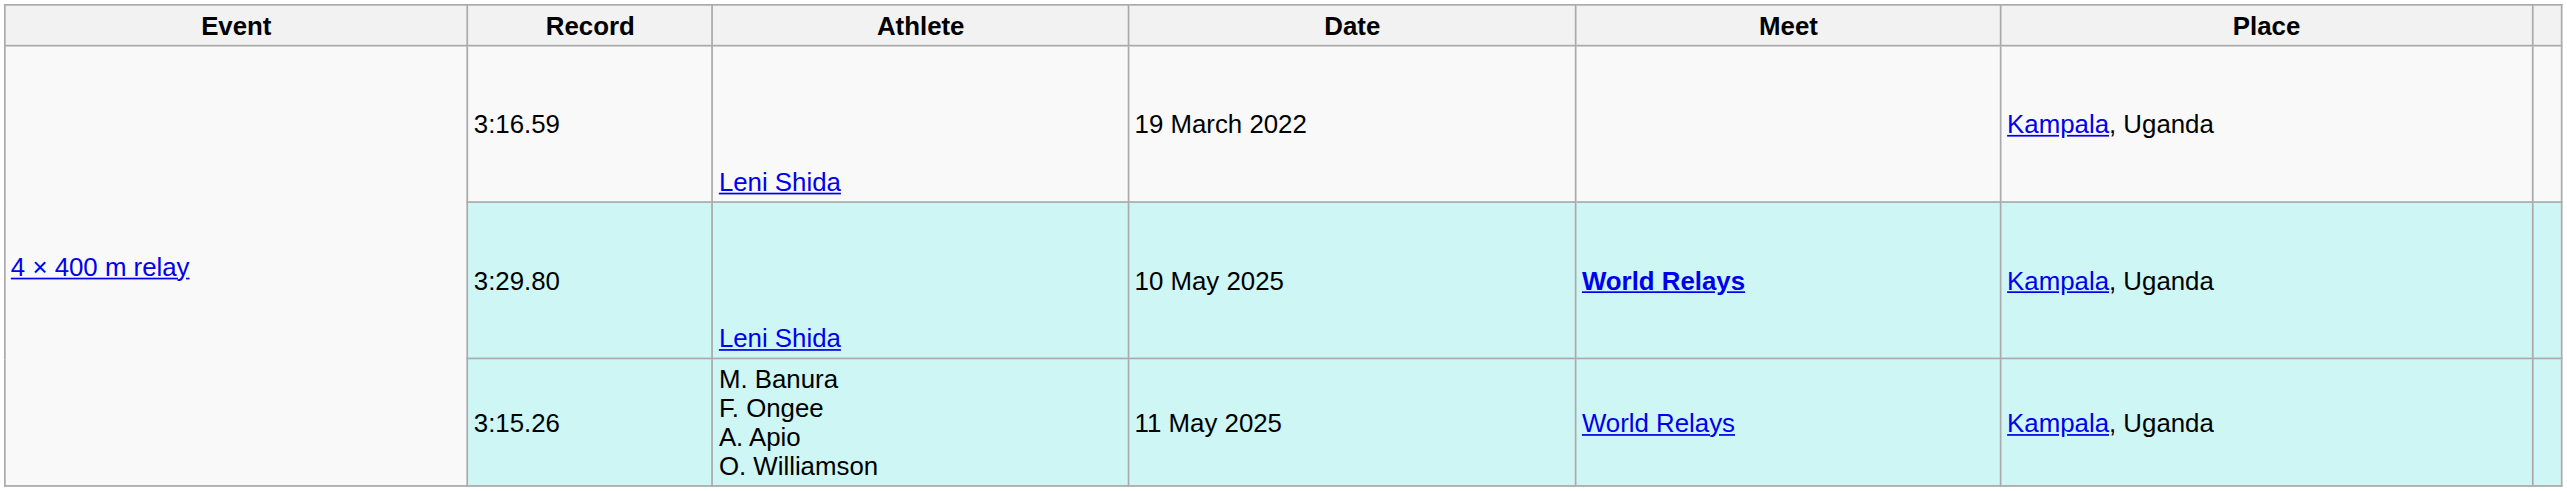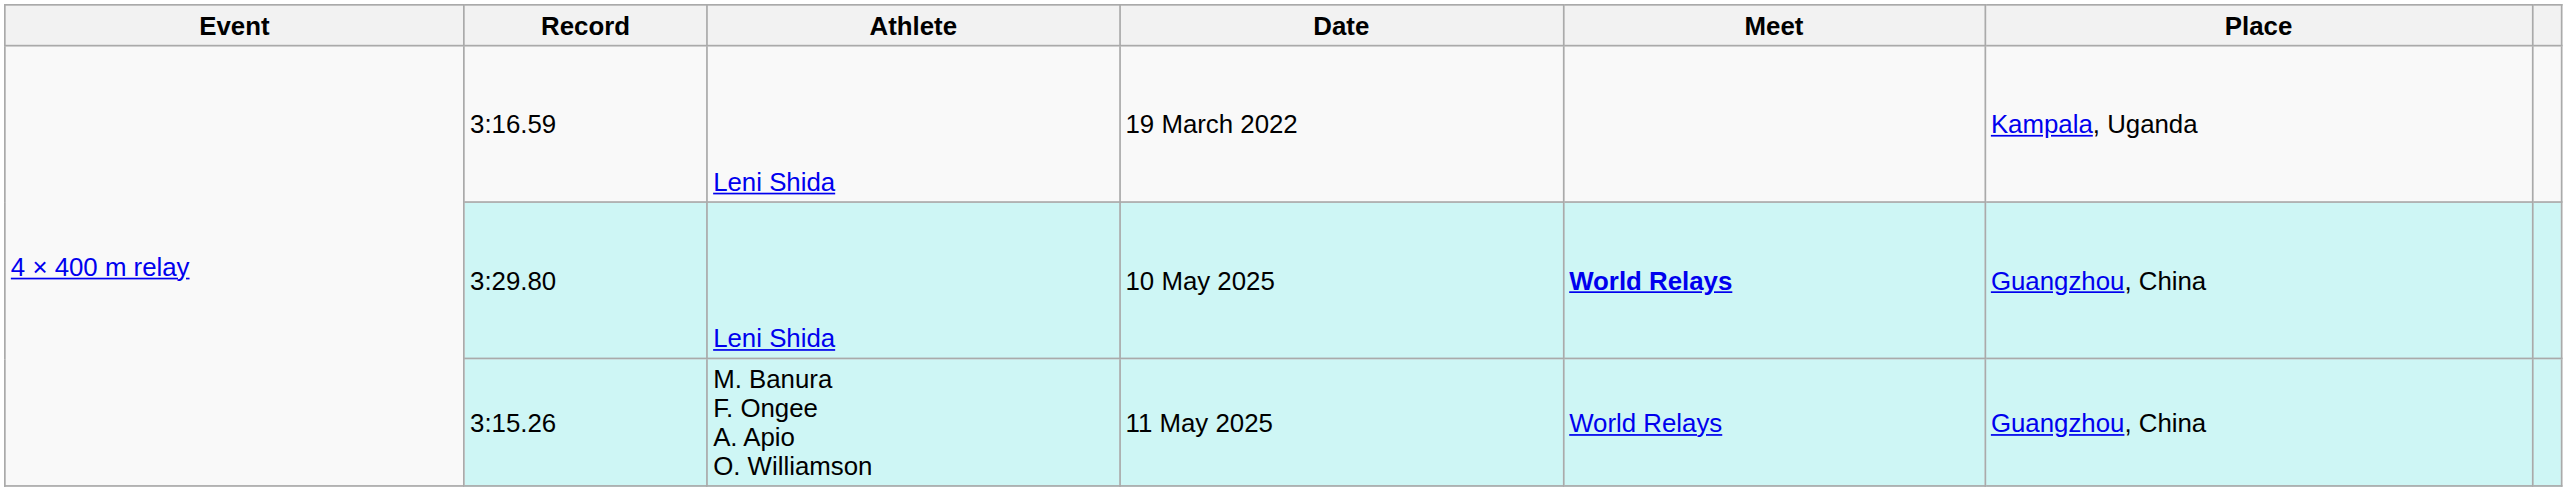(2110, 281) Kampala, Uganda -> (2099, 281) Guangzhou, China
(2110, 423) Kampala, Uganda -> (2099, 423) Guangzhou, China
